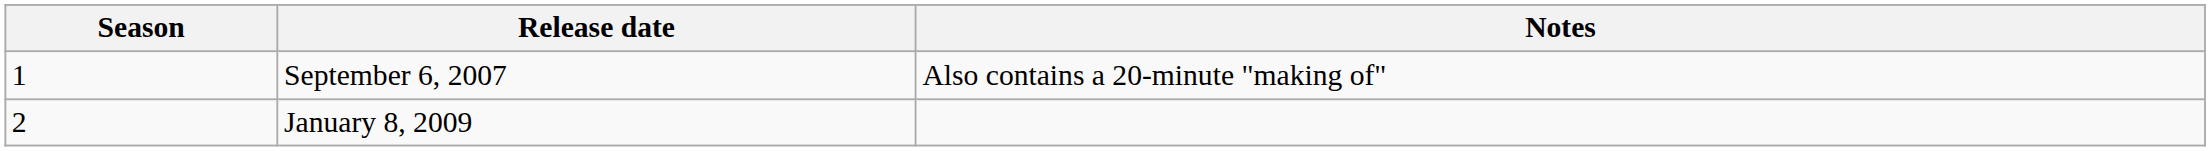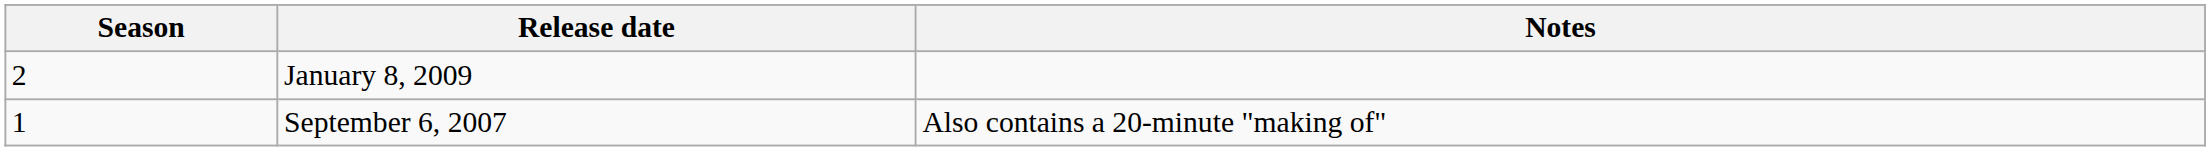rows swapped: (395, 74) <-> (378, 121)
